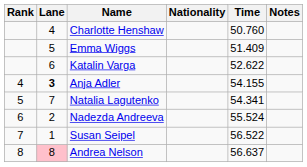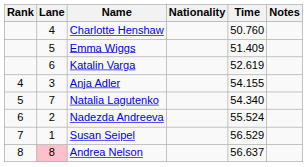(247, 65) 52.622 -> (247, 65) 52.619
(52, 83) bold -> (52, 83) normal
(247, 100) 54.341 -> (247, 100) 54.340
(247, 135) 56.522 -> (247, 135) 56.529
